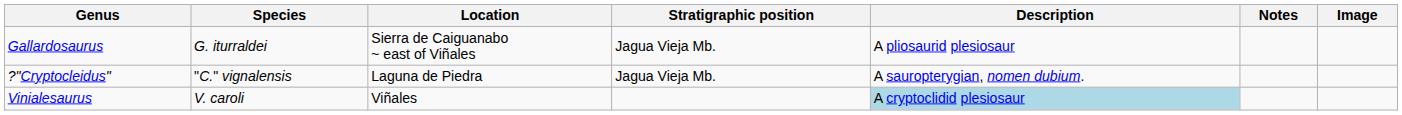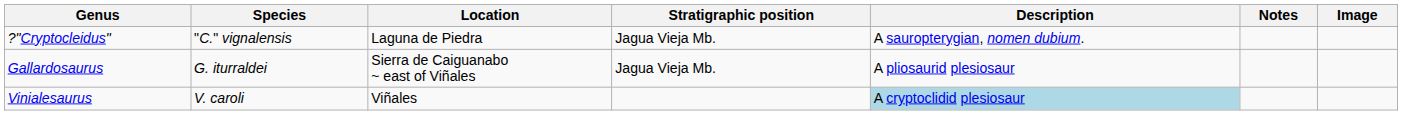rows swapped: (59, 76) <-> (55, 45)
